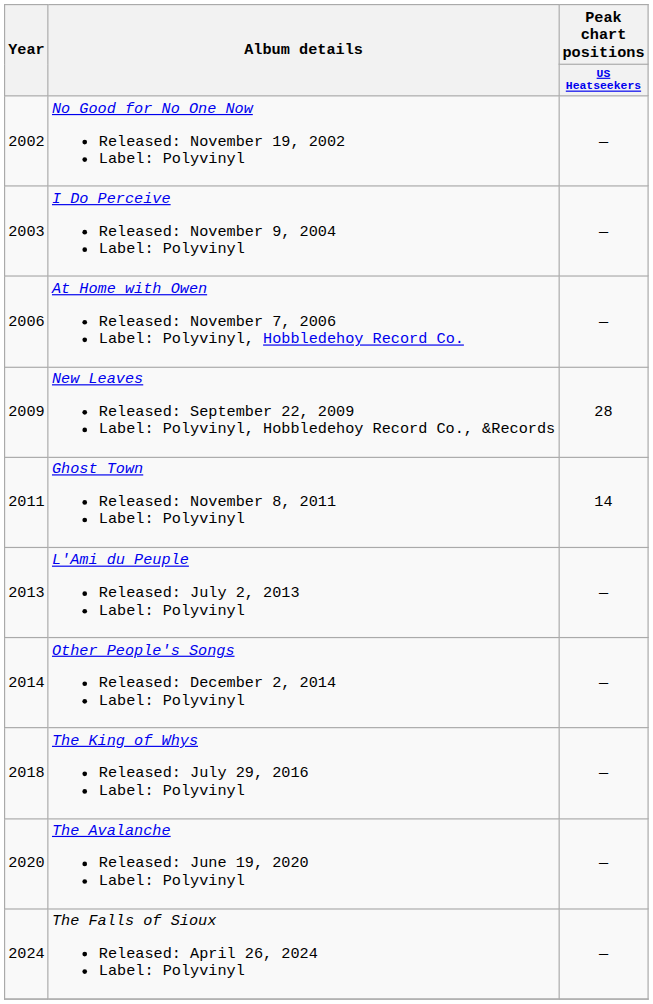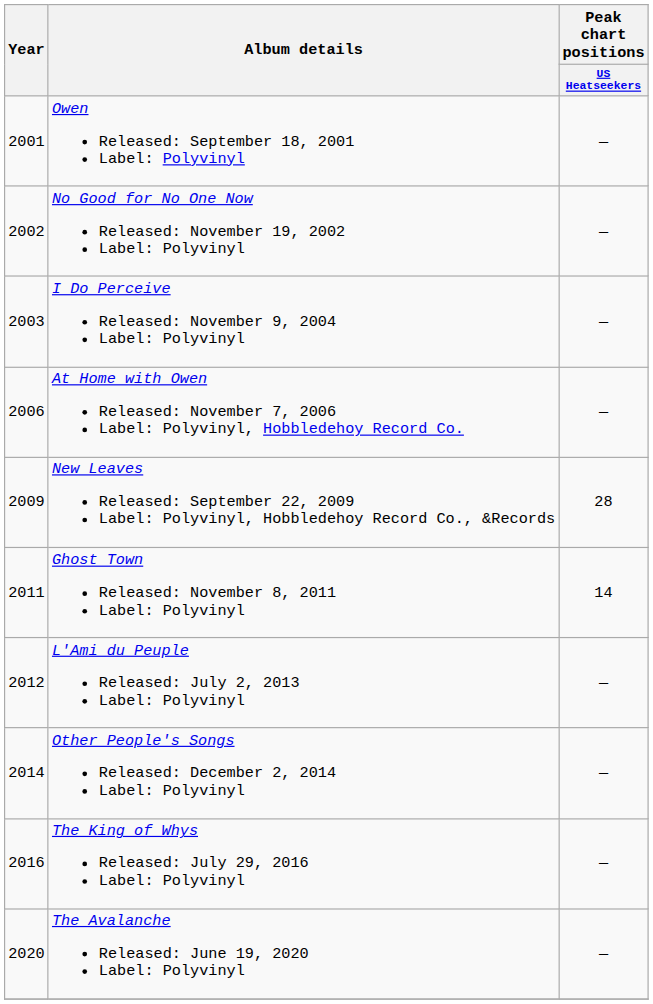+ row: (304, 133)
(26, 593) 2013 -> (26, 683) 2012
(26, 773) 2018 -> (26, 864) 2016
- row: (304, 946)
